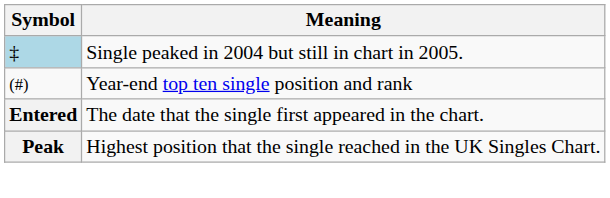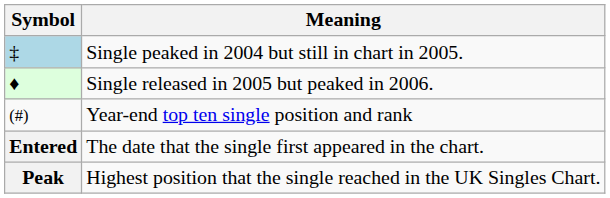+ row: (260, 83)
